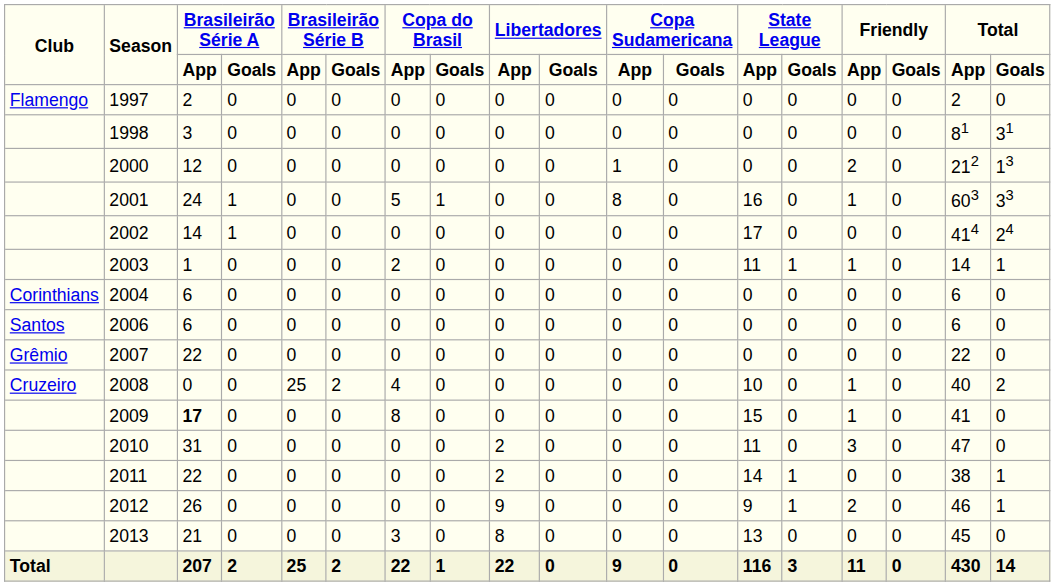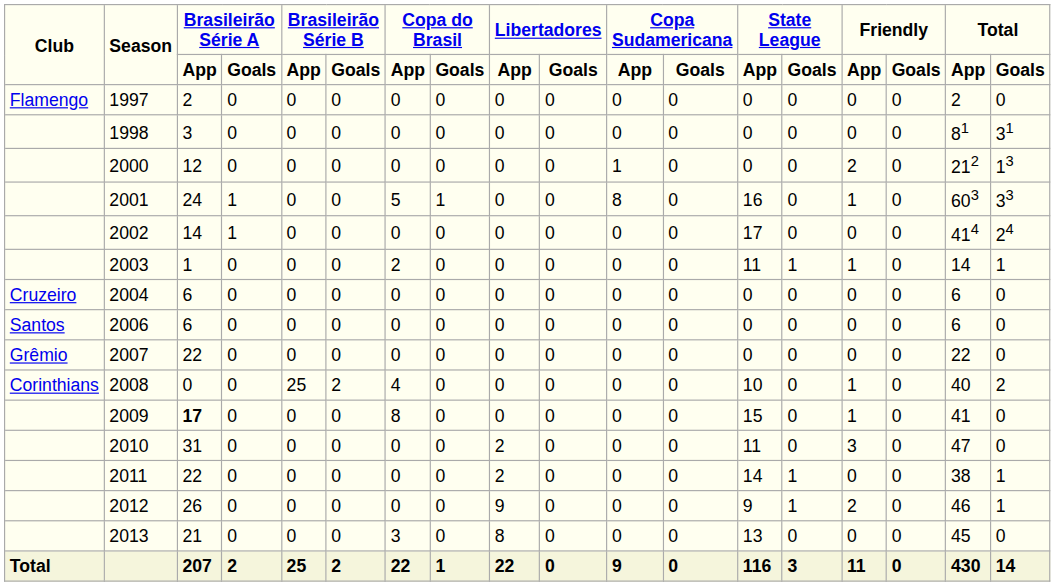(54, 295) Corinthians -> (43, 295) Cruzeiro
(43, 385) Cruzeiro -> (54, 385) Corinthians
